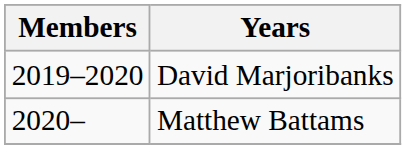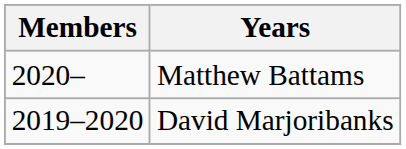rows swapped: (275, 74) <-> (261, 120)
